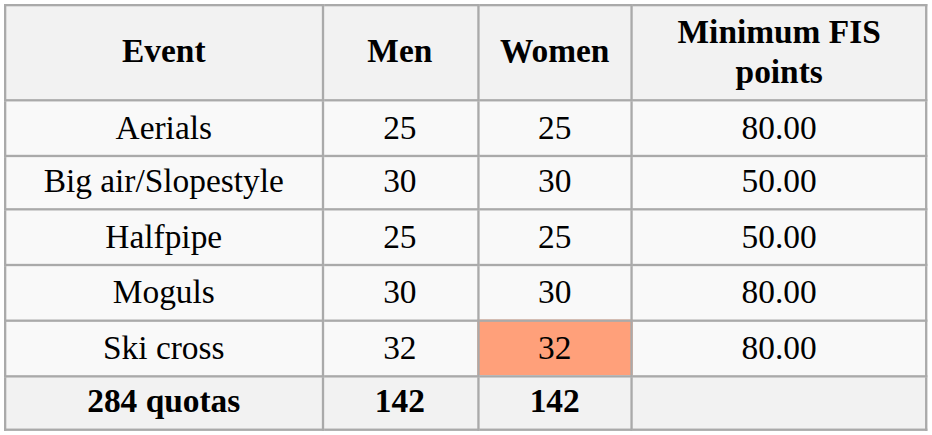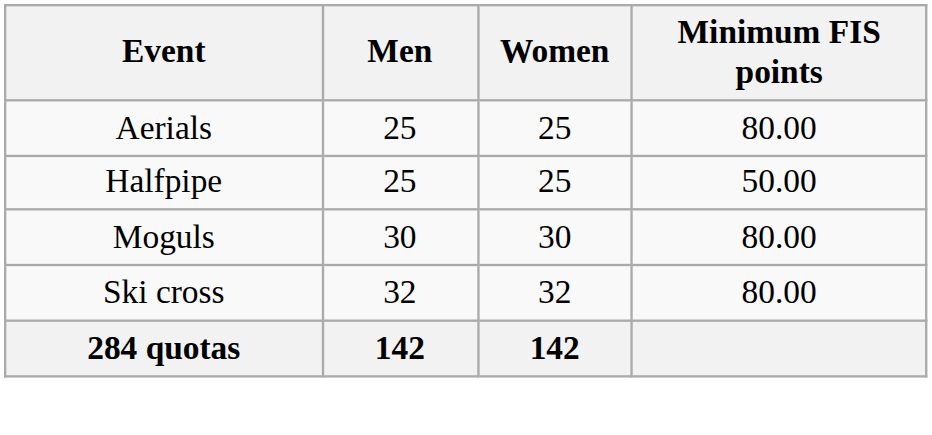- row: (164, 182)
(555, 347) lightsalmon background -> (555, 292) no background
